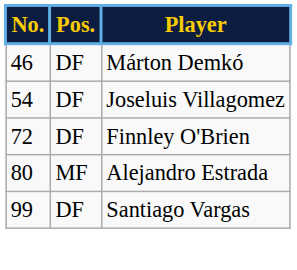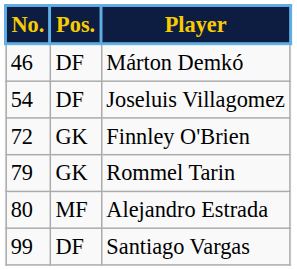(70, 136) DF -> (72, 136) GK
+ row: (171, 173)
